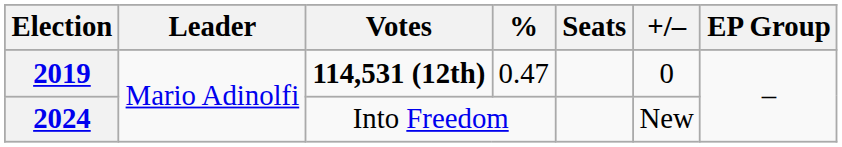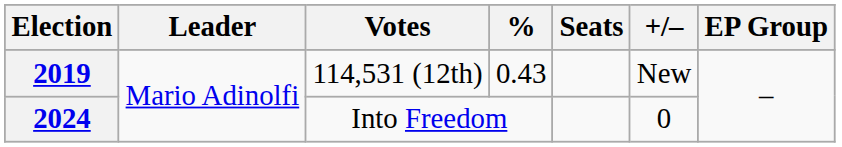(399, 73) bold -> (398, 73) normal
(524, 73) 0.47 -> (521, 73) 0.43
(667, 73) 0 -> (664, 73) New
(667, 118) New -> (664, 118) 0
